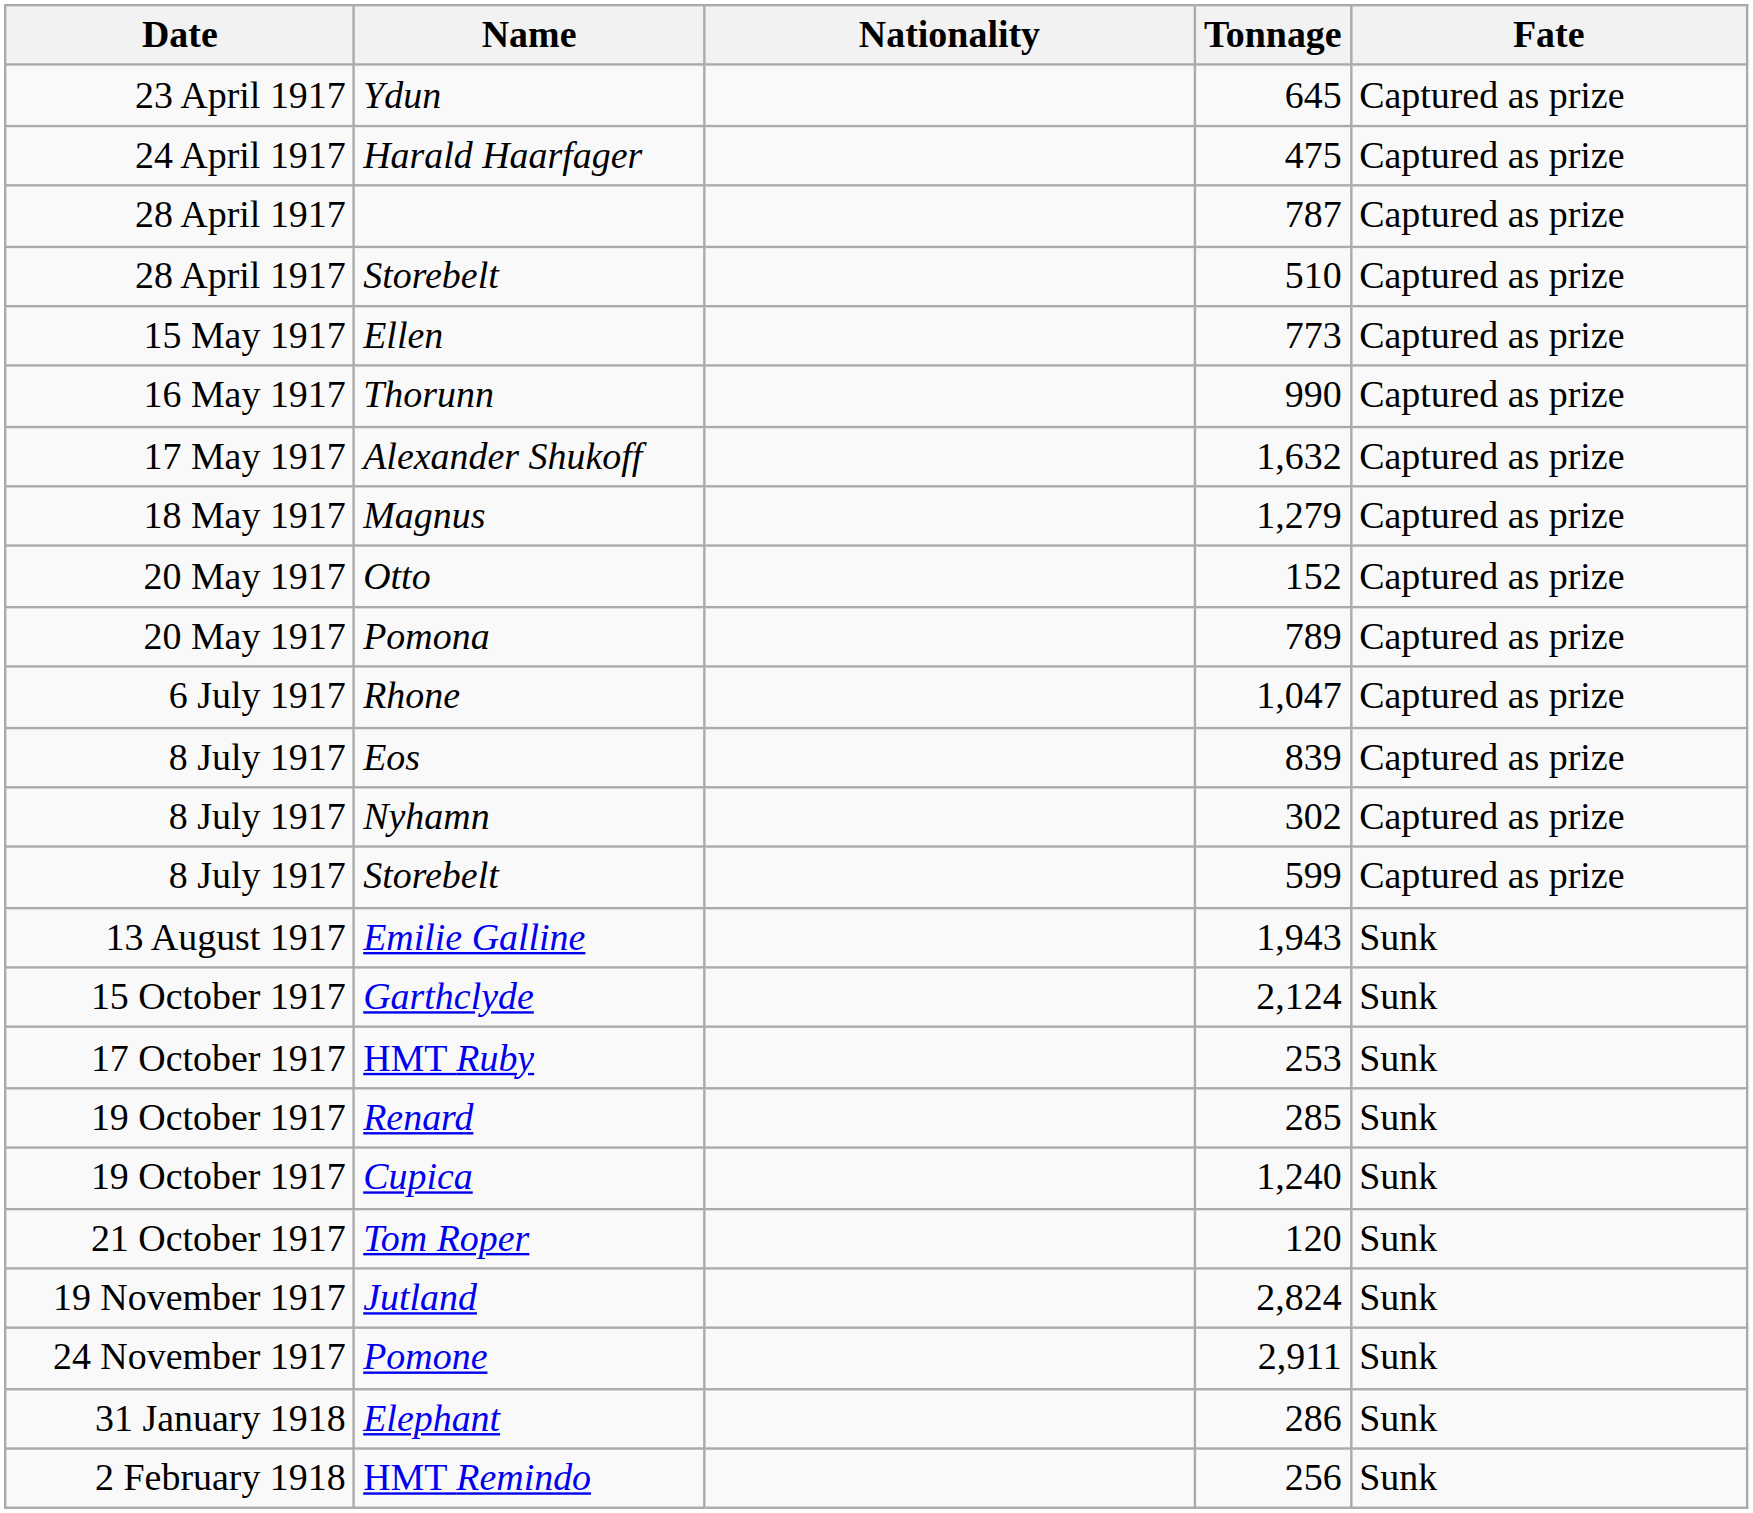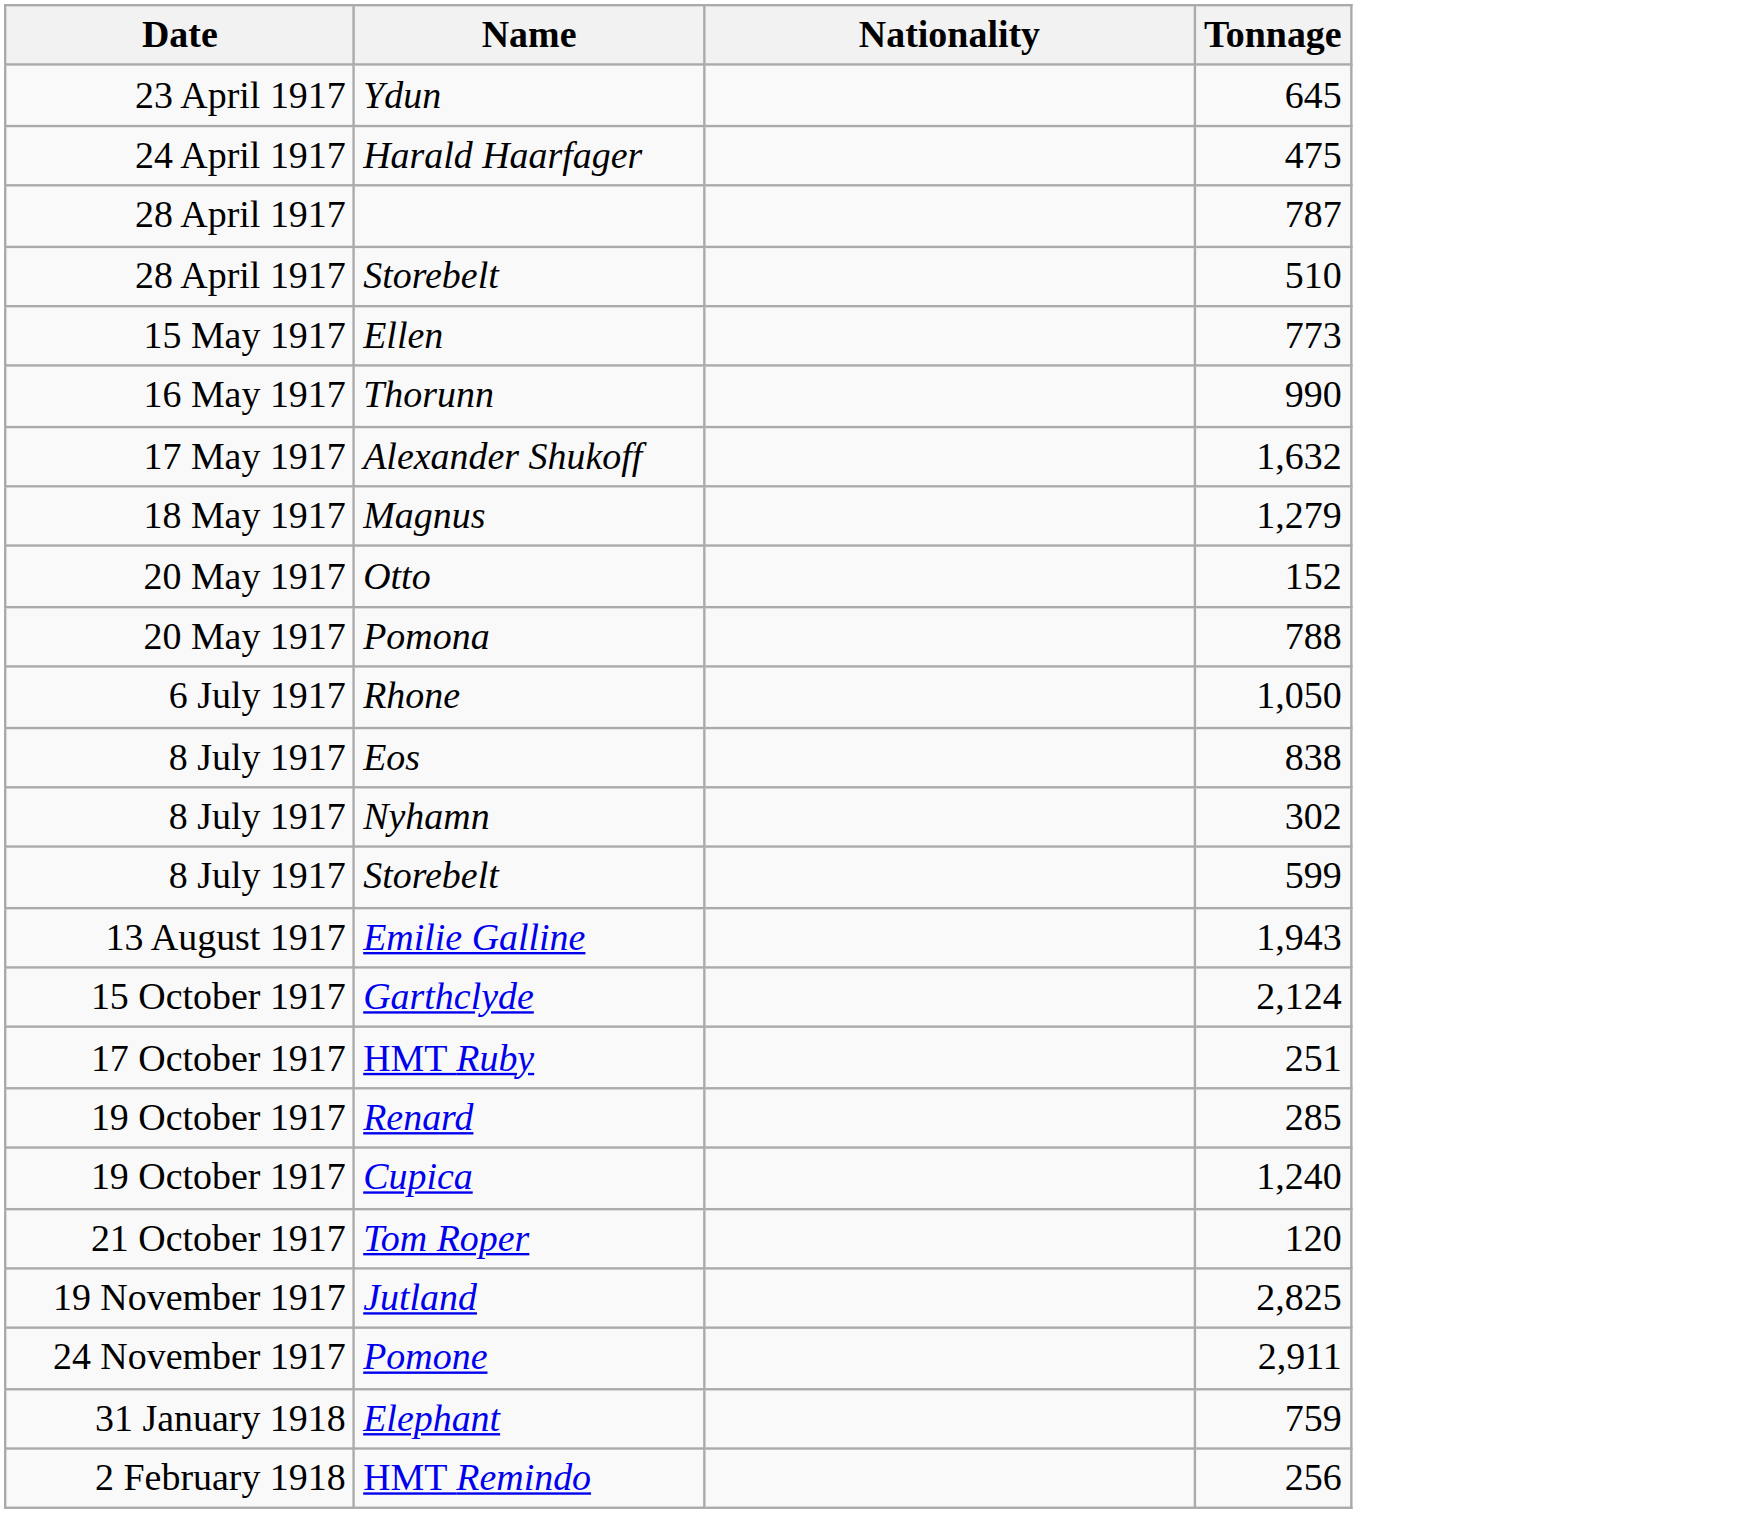- column: (1549, 34)
(1313, 635) 789 -> (1313, 635) 788
(1299, 696) 1,047 -> (1299, 696) 1,050
(1313, 756) 839 -> (1313, 756) 838
(1313, 1056) 253 -> (1313, 1056) 251
(1299, 1297) 2,824 -> (1299, 1297) 2,825
(1313, 1417) 286 -> (1313, 1417) 759
